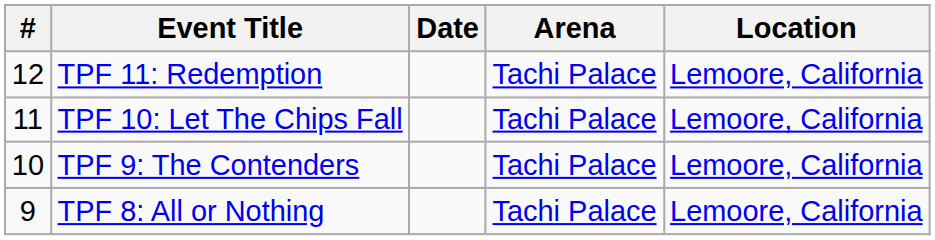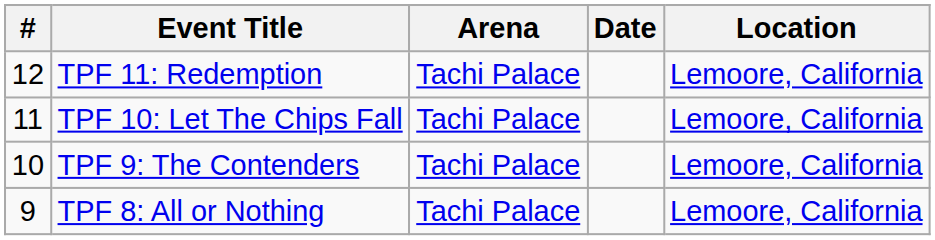columns swapped: (448, 28) <-> (575, 28)
